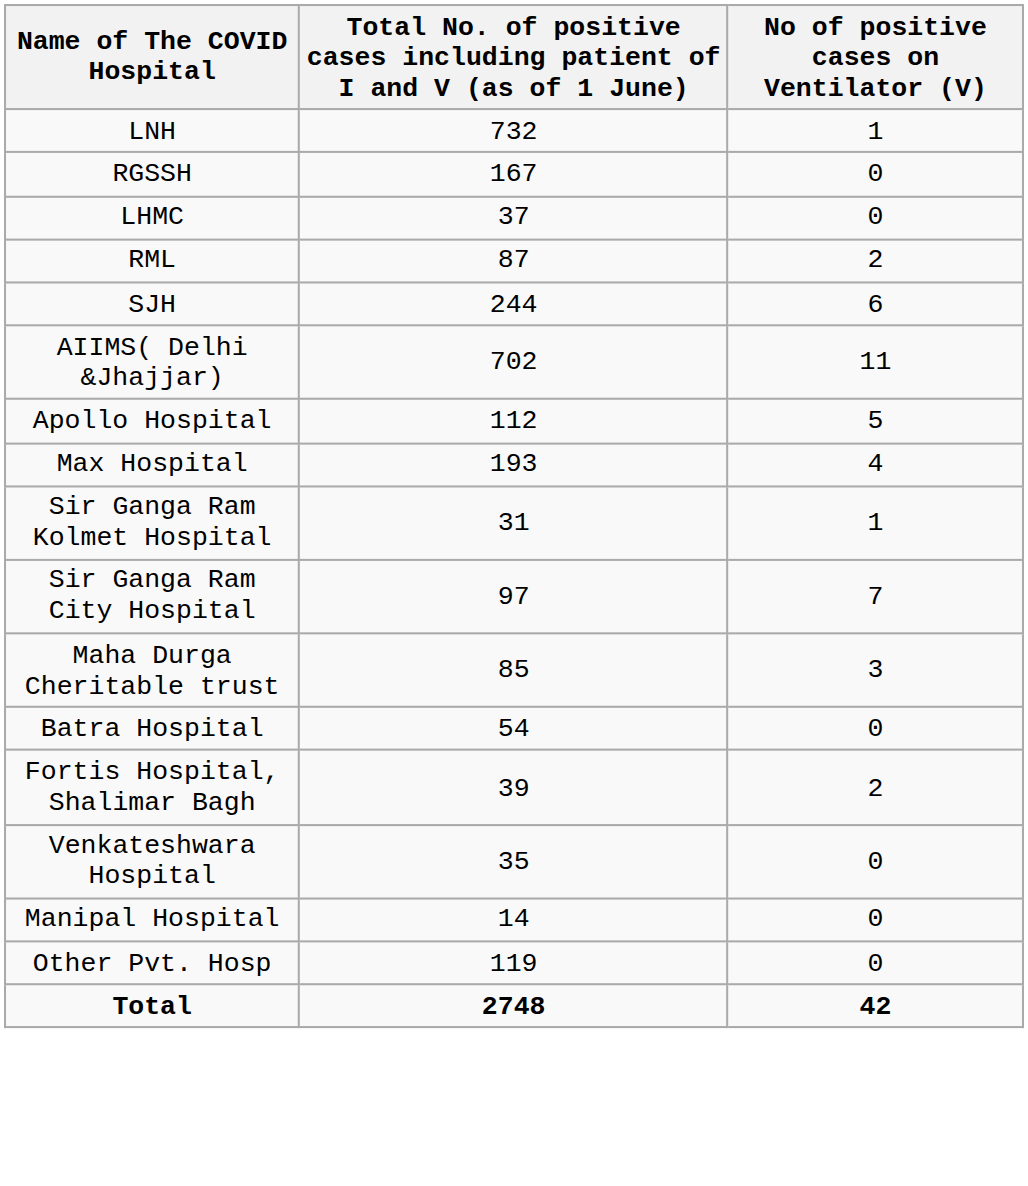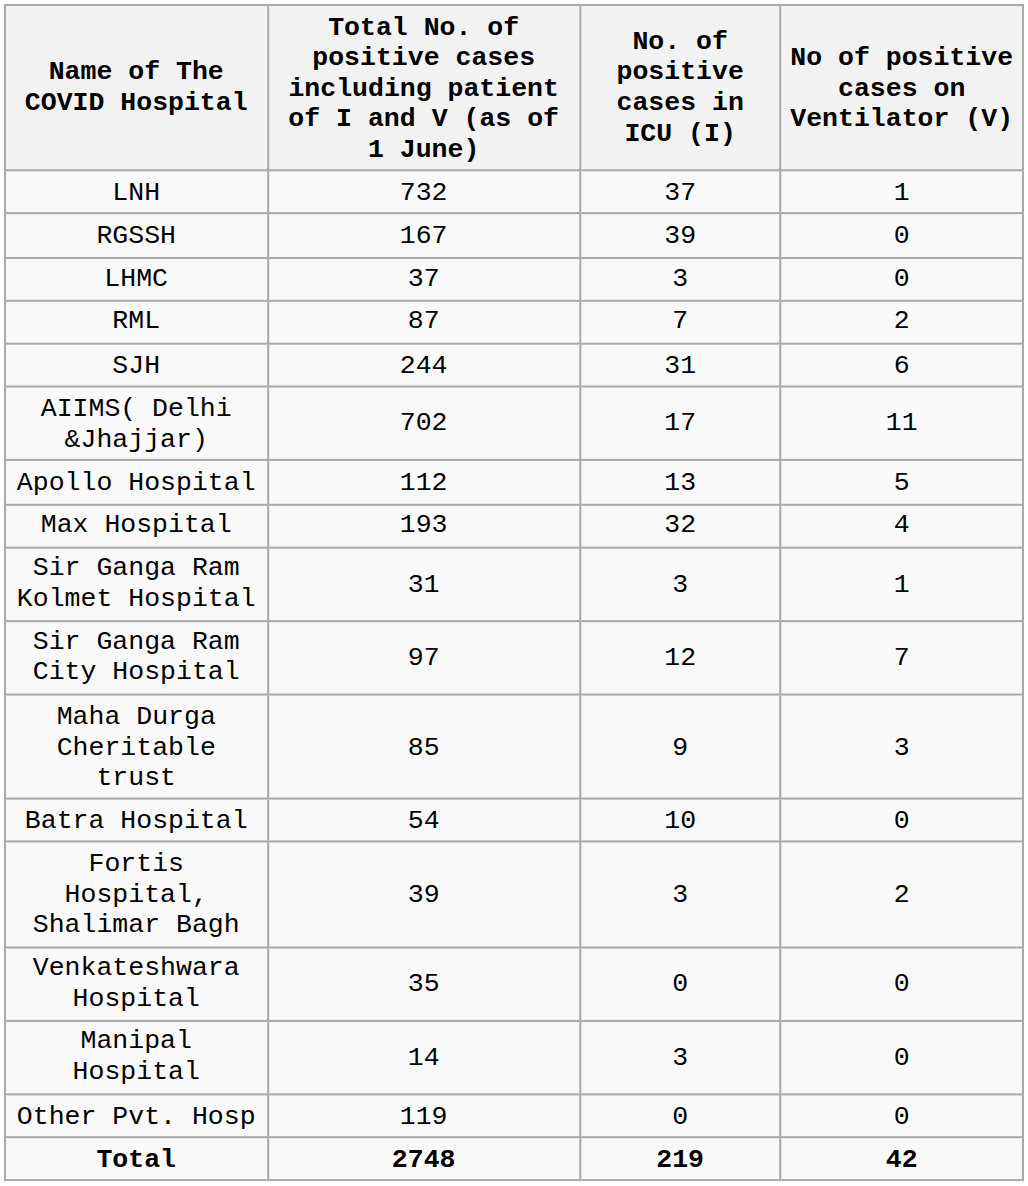+ column: (680, 88)
